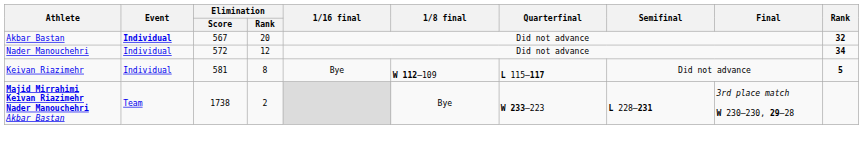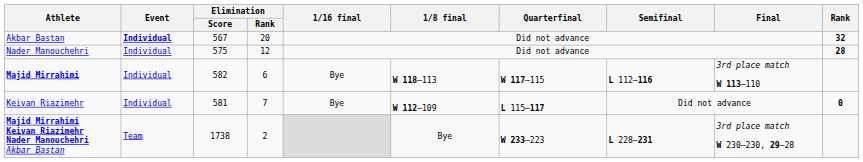(220, 52) 572 -> (220, 52) 575
(840, 52) 34 -> (840, 52) 28
+ row: (43, 75)
(265, 70) 8 -> (265, 103) 7
(840, 70) 5 -> (840, 103) 0
